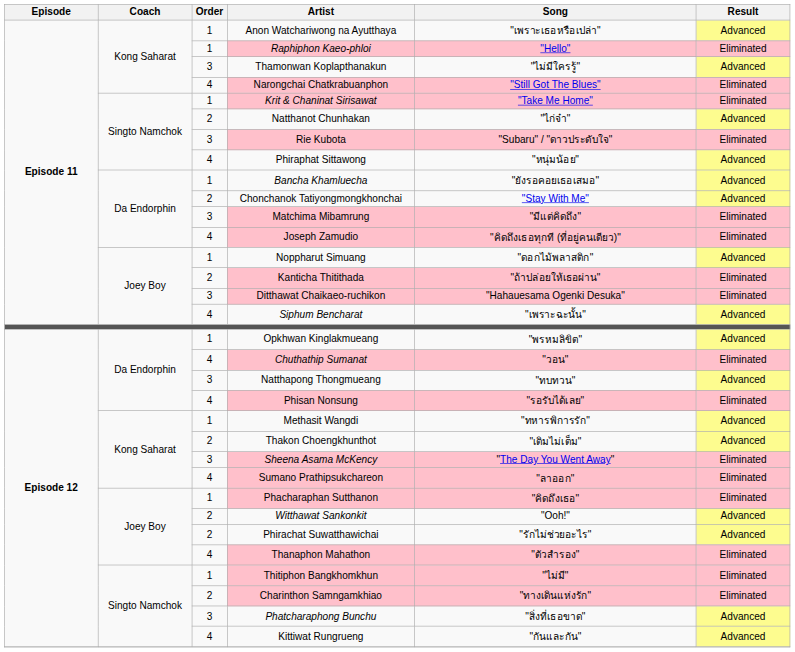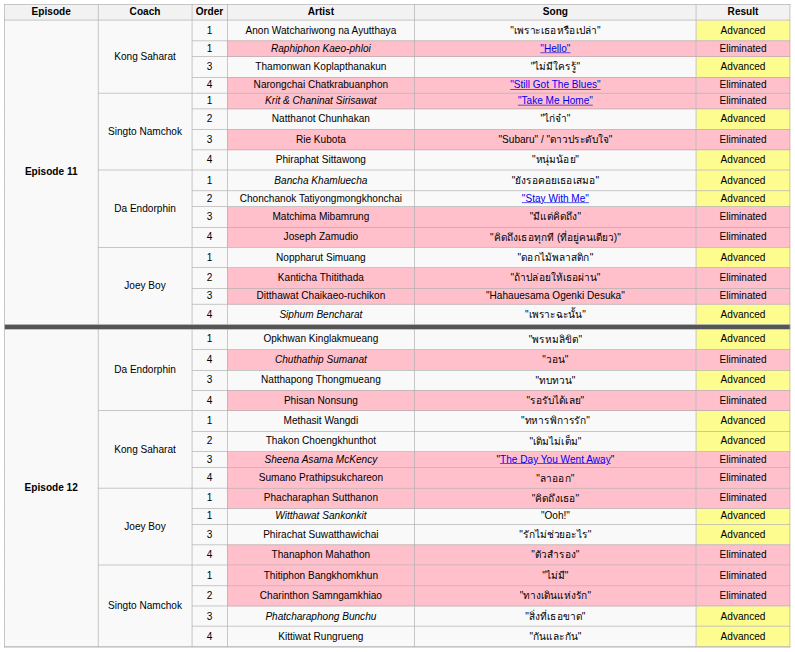(209, 516) 2 -> (209, 516) 1
(209, 534) 2 -> (209, 534) 3
